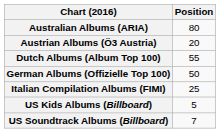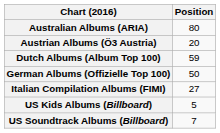(194, 58) 55 -> (194, 58) 59
(194, 89) 25 -> (194, 89) 27
